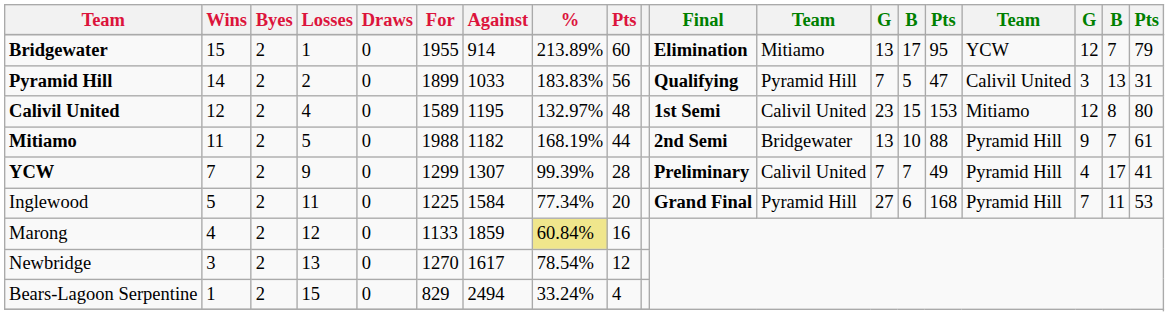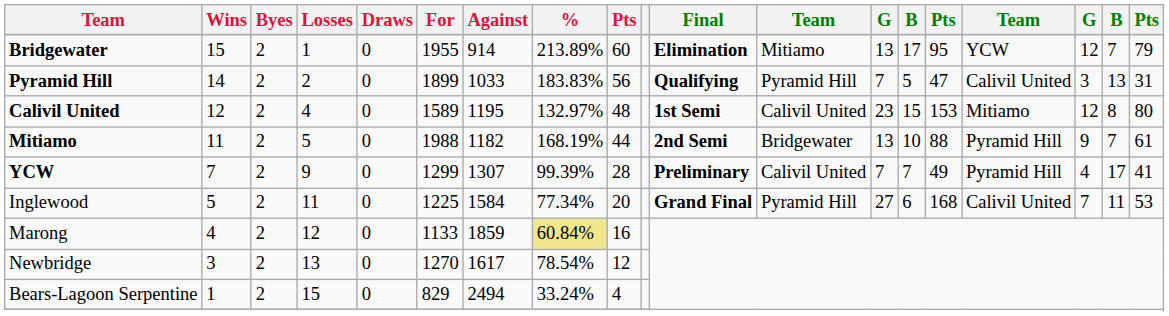(1014, 202) Pyramid Hill -> (1019, 202) Calivil United
